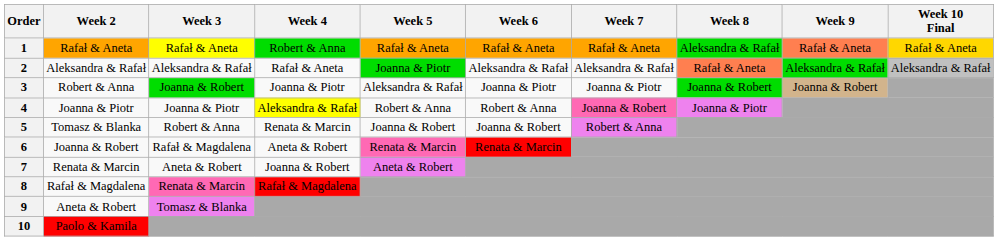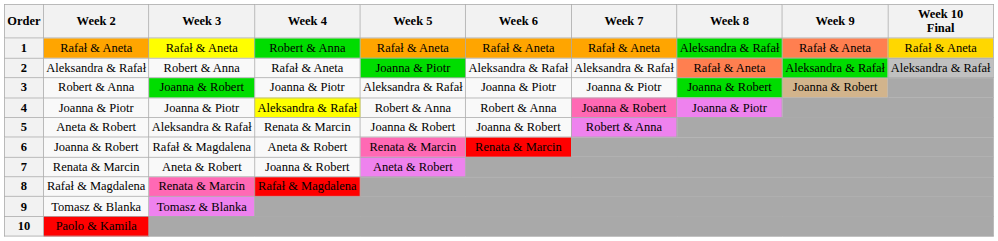(202, 68) Aleksandra & Rafał -> (202, 68) Robert & Anna
(96, 127) Tomasz & Blanka -> (96, 127) Aneta & Robert
(202, 127) Robert & Anna -> (202, 127) Aleksandra & Rafał
(96, 206) Aneta & Robert -> (96, 206) Tomasz & Blanka
